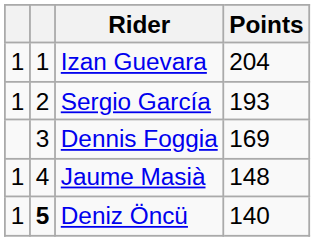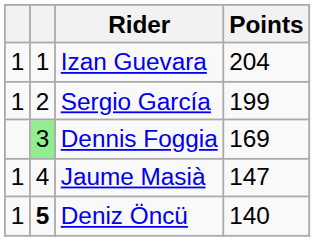(250, 100) 193 -> (250, 100) 199
(42, 139) no background -> (42, 139) lightgreen background
(250, 177) 148 -> (250, 177) 147
